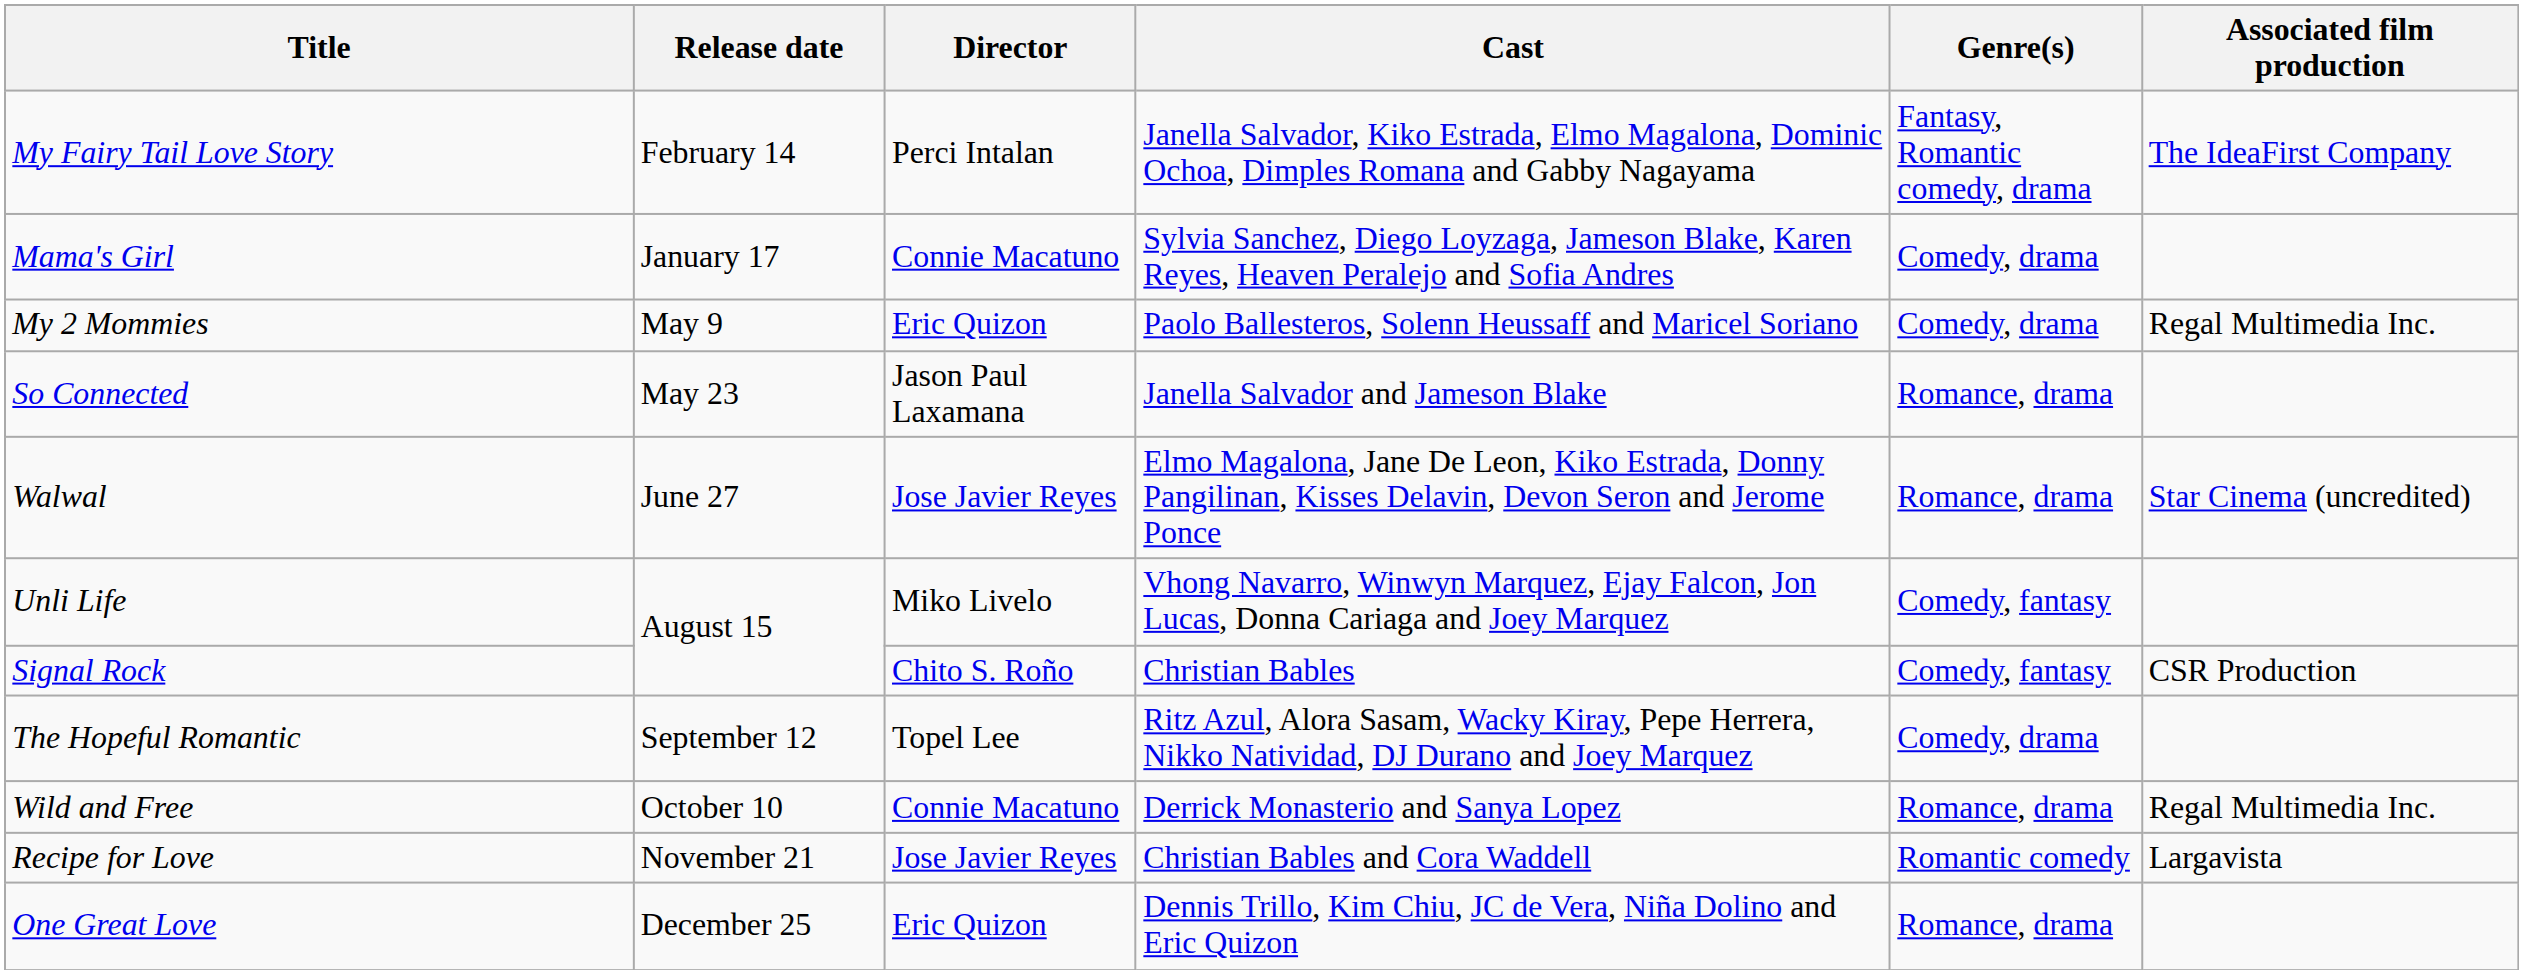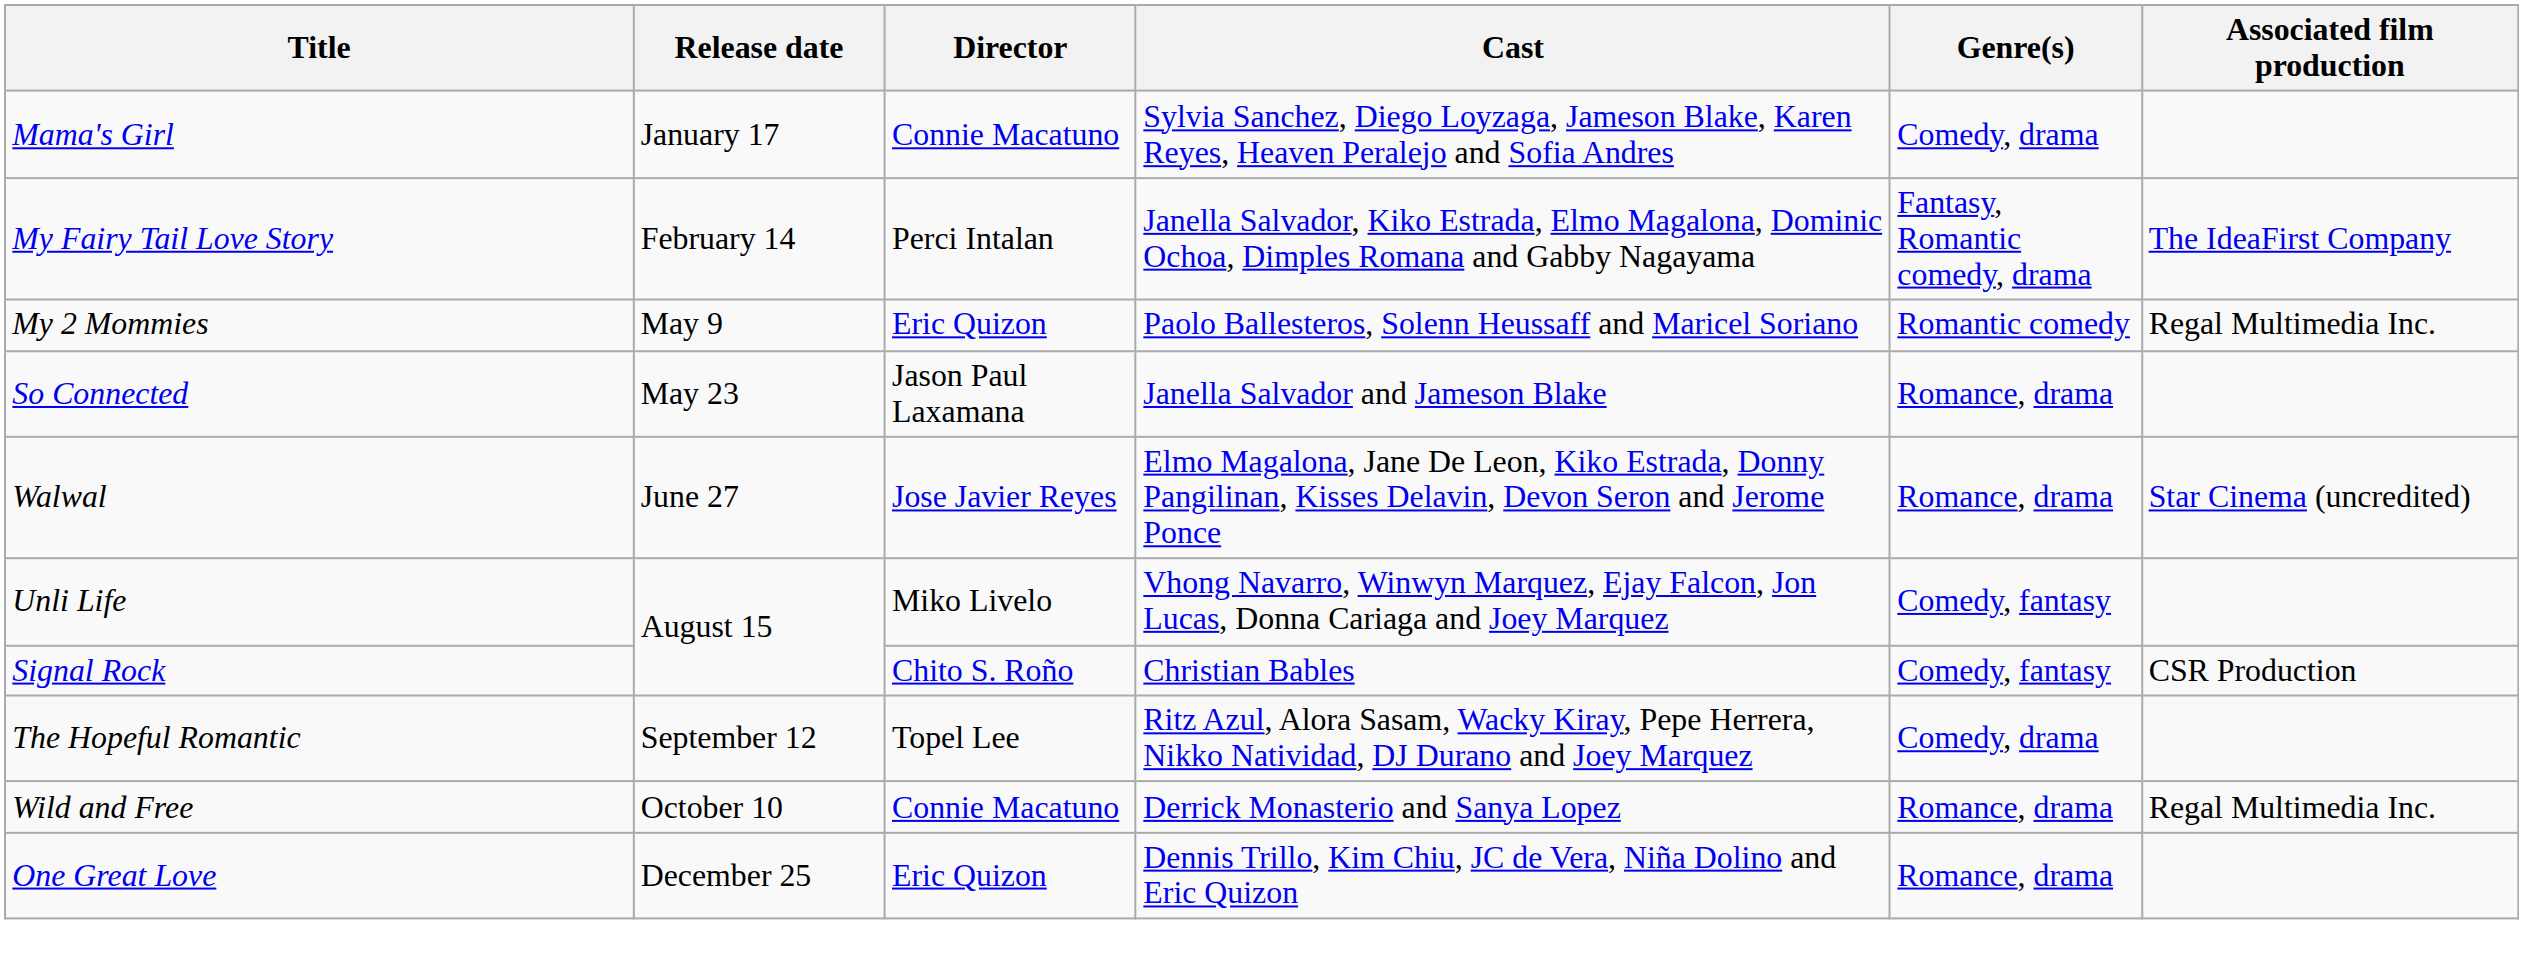rows swapped: (93, 256) <-> (173, 151)
(1998, 324) Comedy, drama -> (2014, 324) Romantic comedy
- row: (113, 857)
